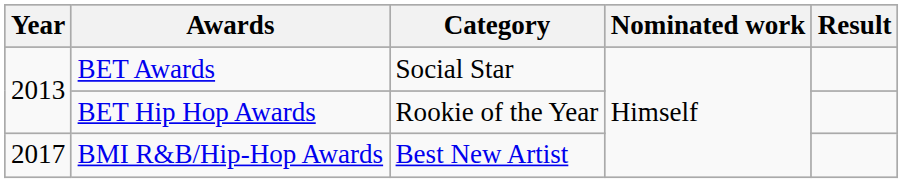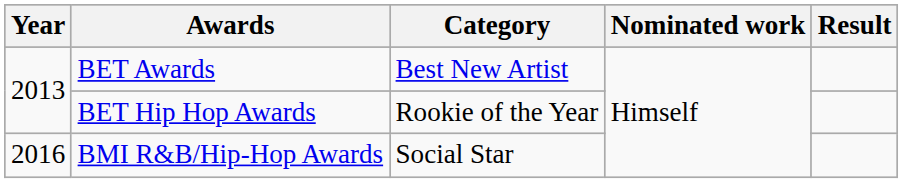(455, 68) Social Star -> (482, 68) Best New Artist
(38, 154) 2017 -> (38, 154) 2016
(482, 154) Best New Artist -> (455, 154) Social Star
